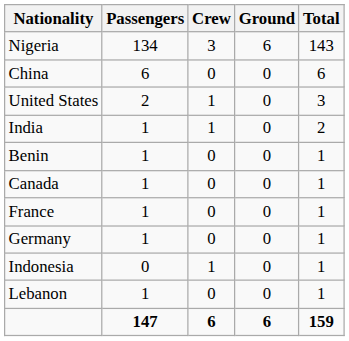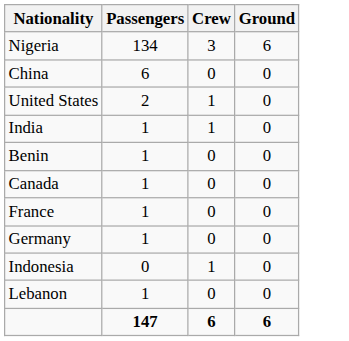- column: (321, 17)
